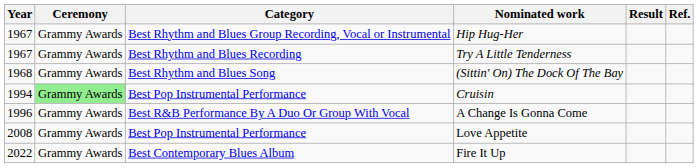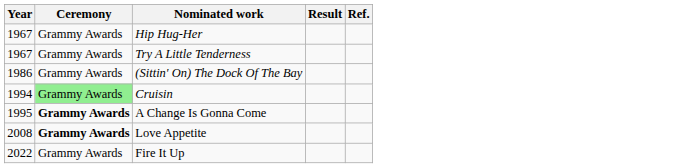- column: (289, 14)
(20, 73) 1968 -> (20, 73) 1986
(20, 113) 1996 -> (20, 113) 1995
(80, 113) normal -> (84, 113) bold
(80, 133) normal -> (84, 133) bold
